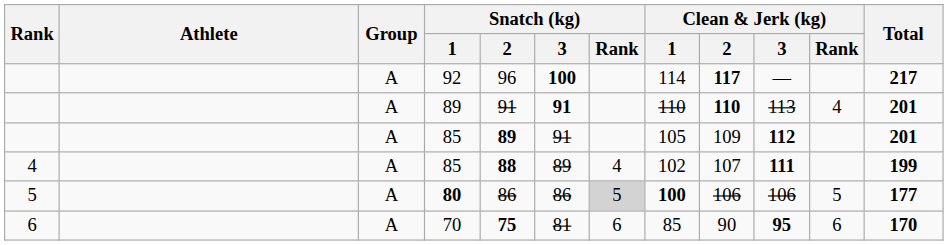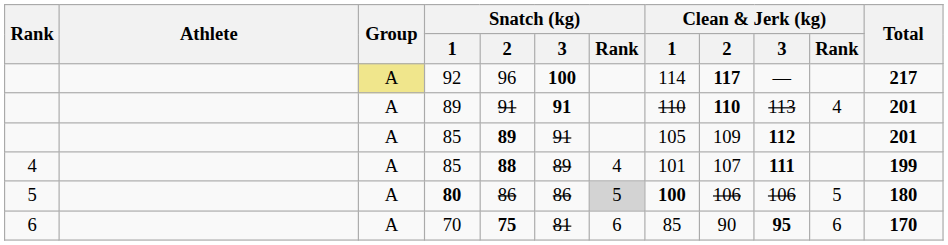(391, 78) no background -> (391, 78) khaki background
(672, 166) 102 -> (672, 166) 101
(903, 195) 177 -> (903, 195) 180
